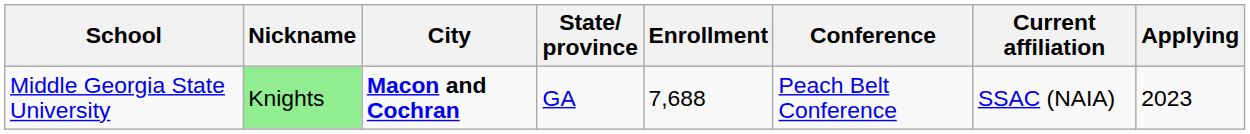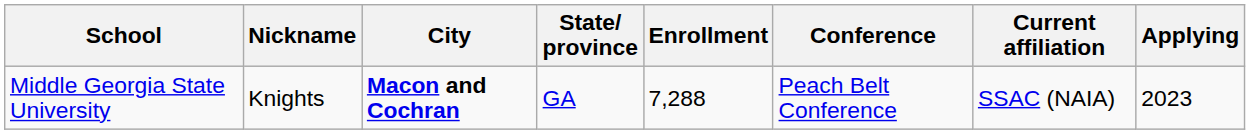(286, 97) lightgreen background -> (286, 97) no background
(677, 97) 7,688 -> (677, 97) 7,288
